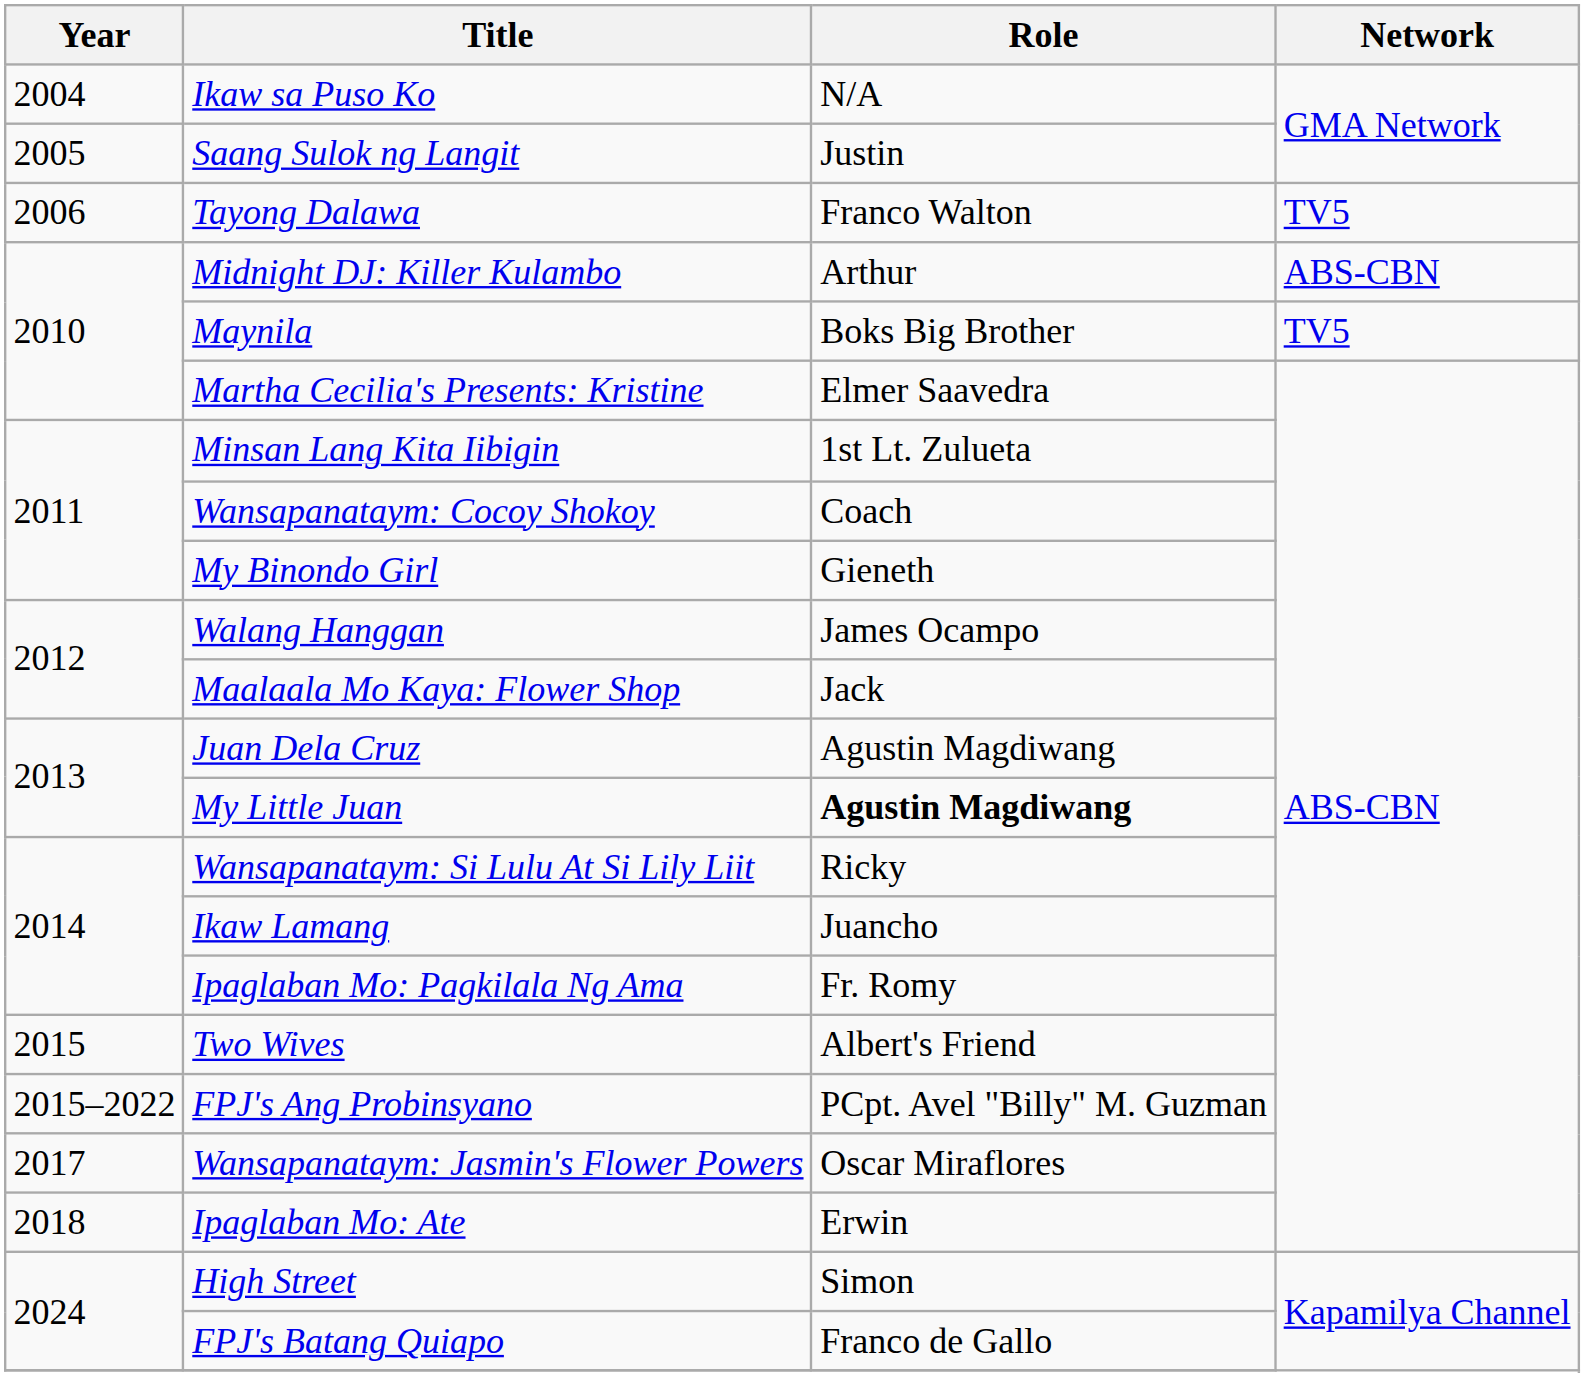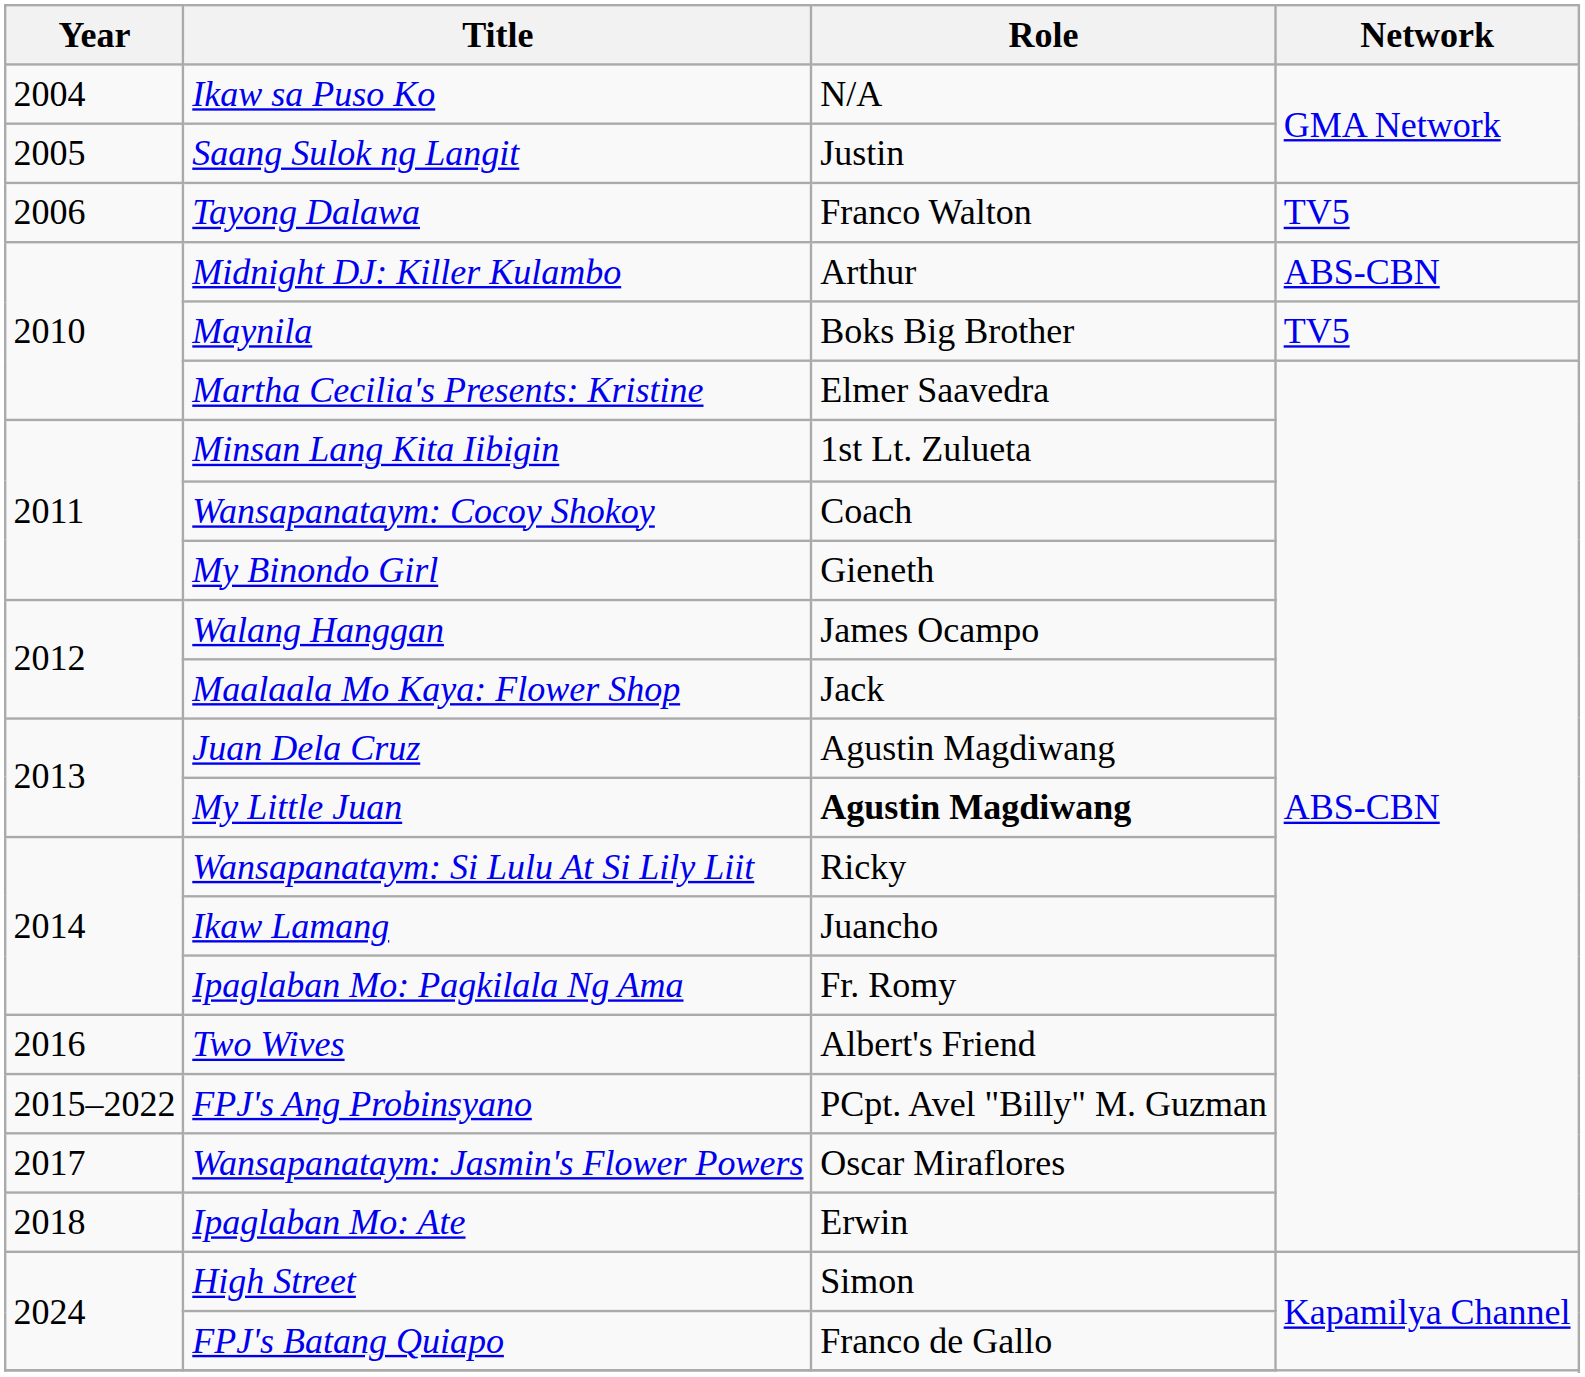(50, 1044) 2015 -> (50, 1044) 2016
